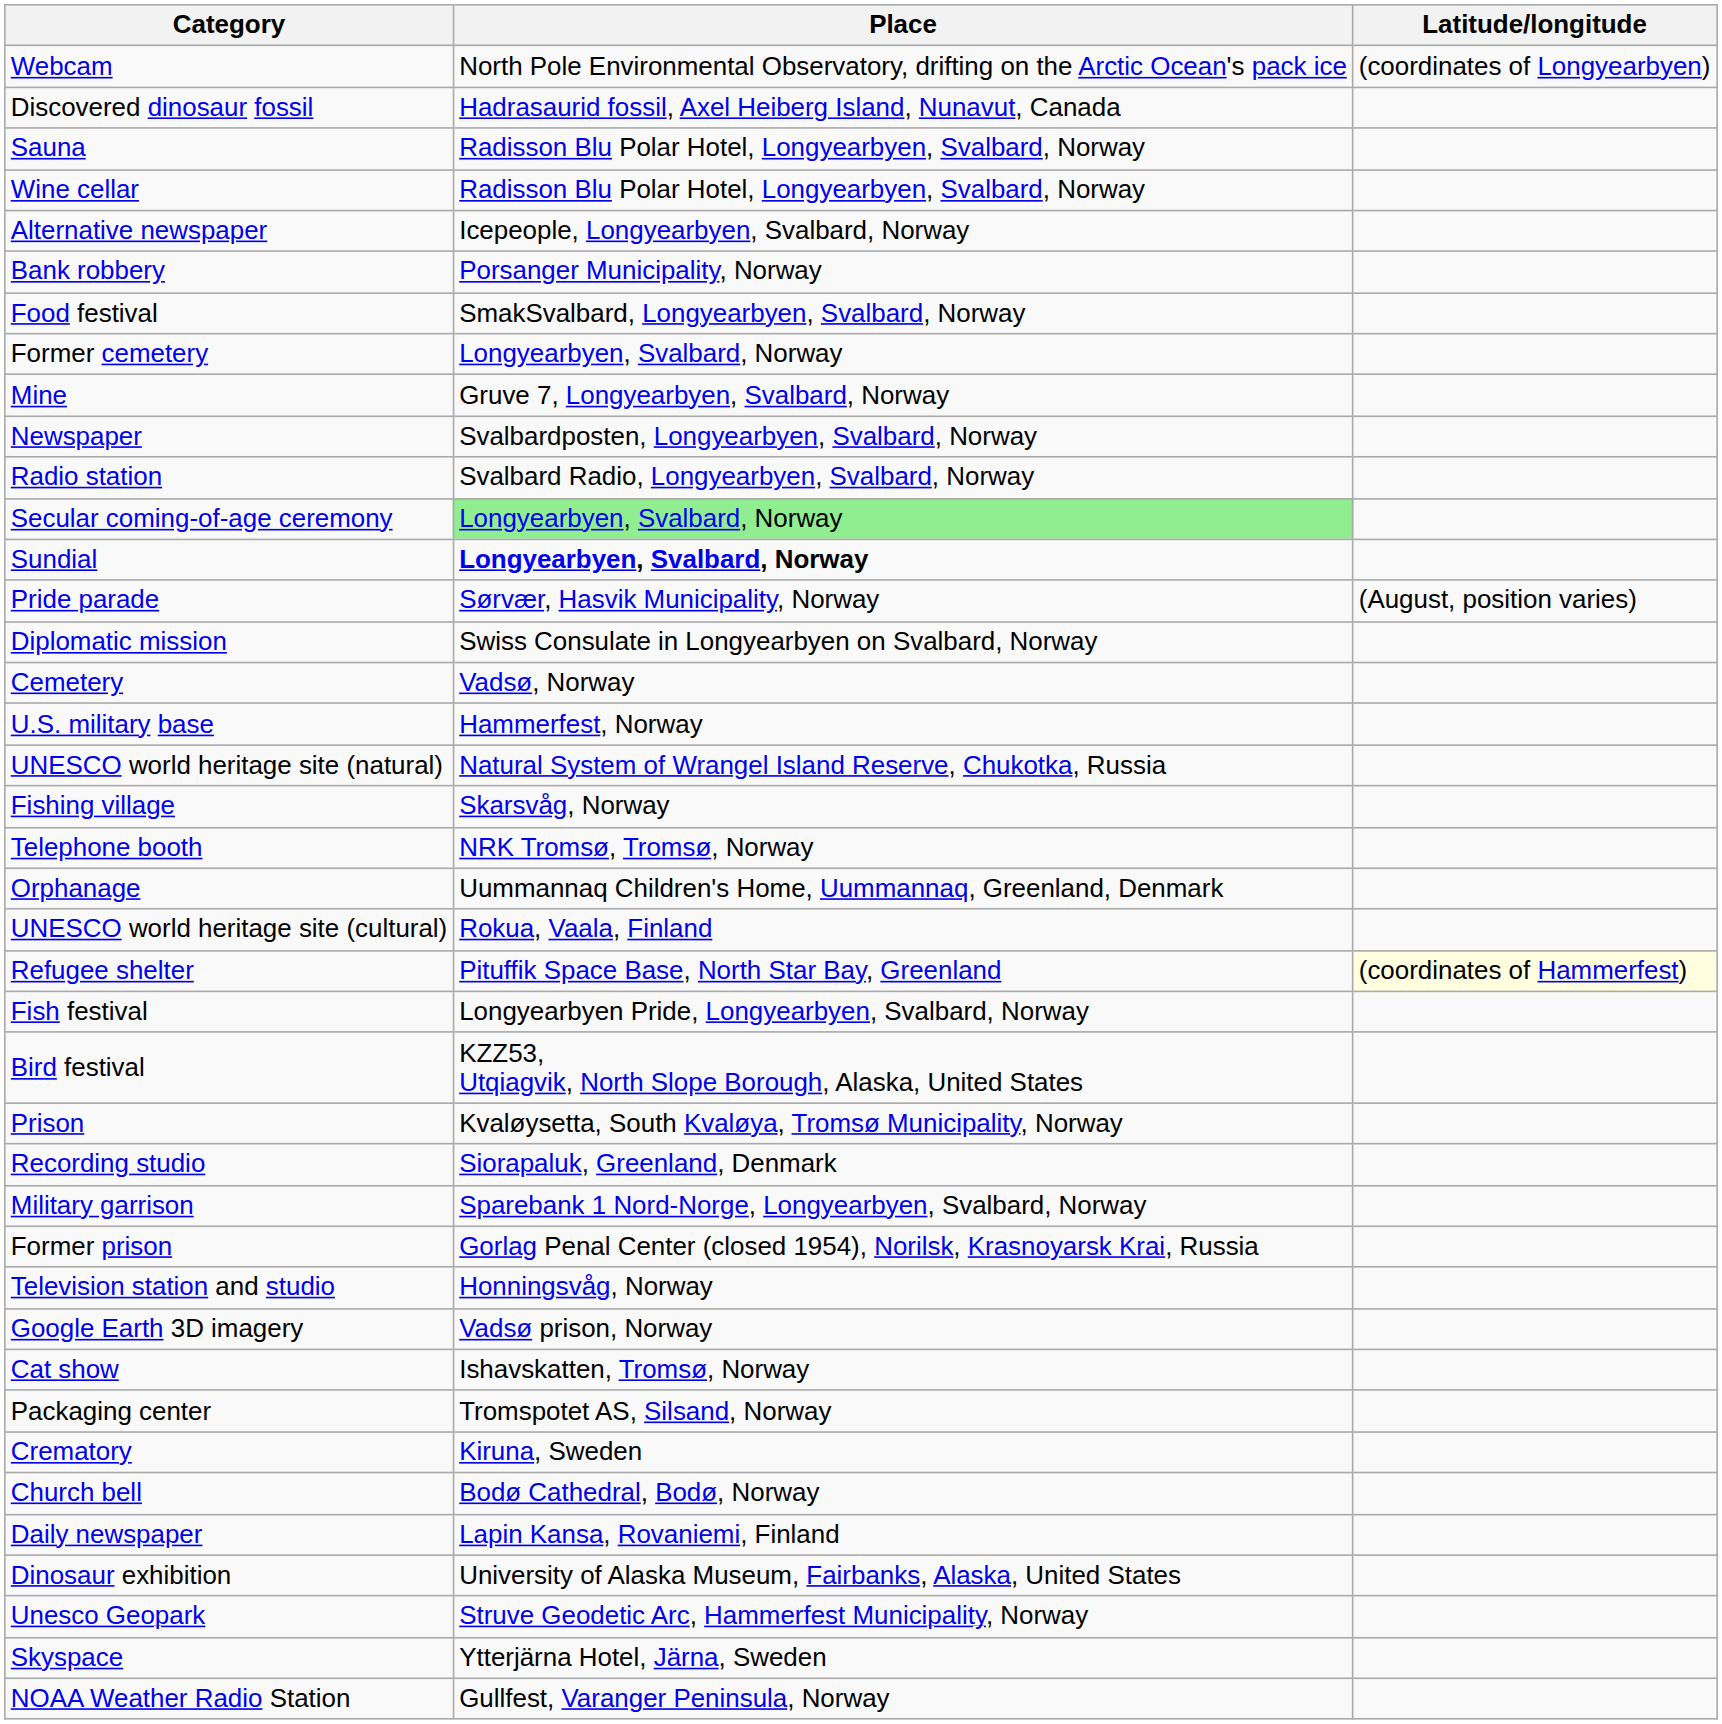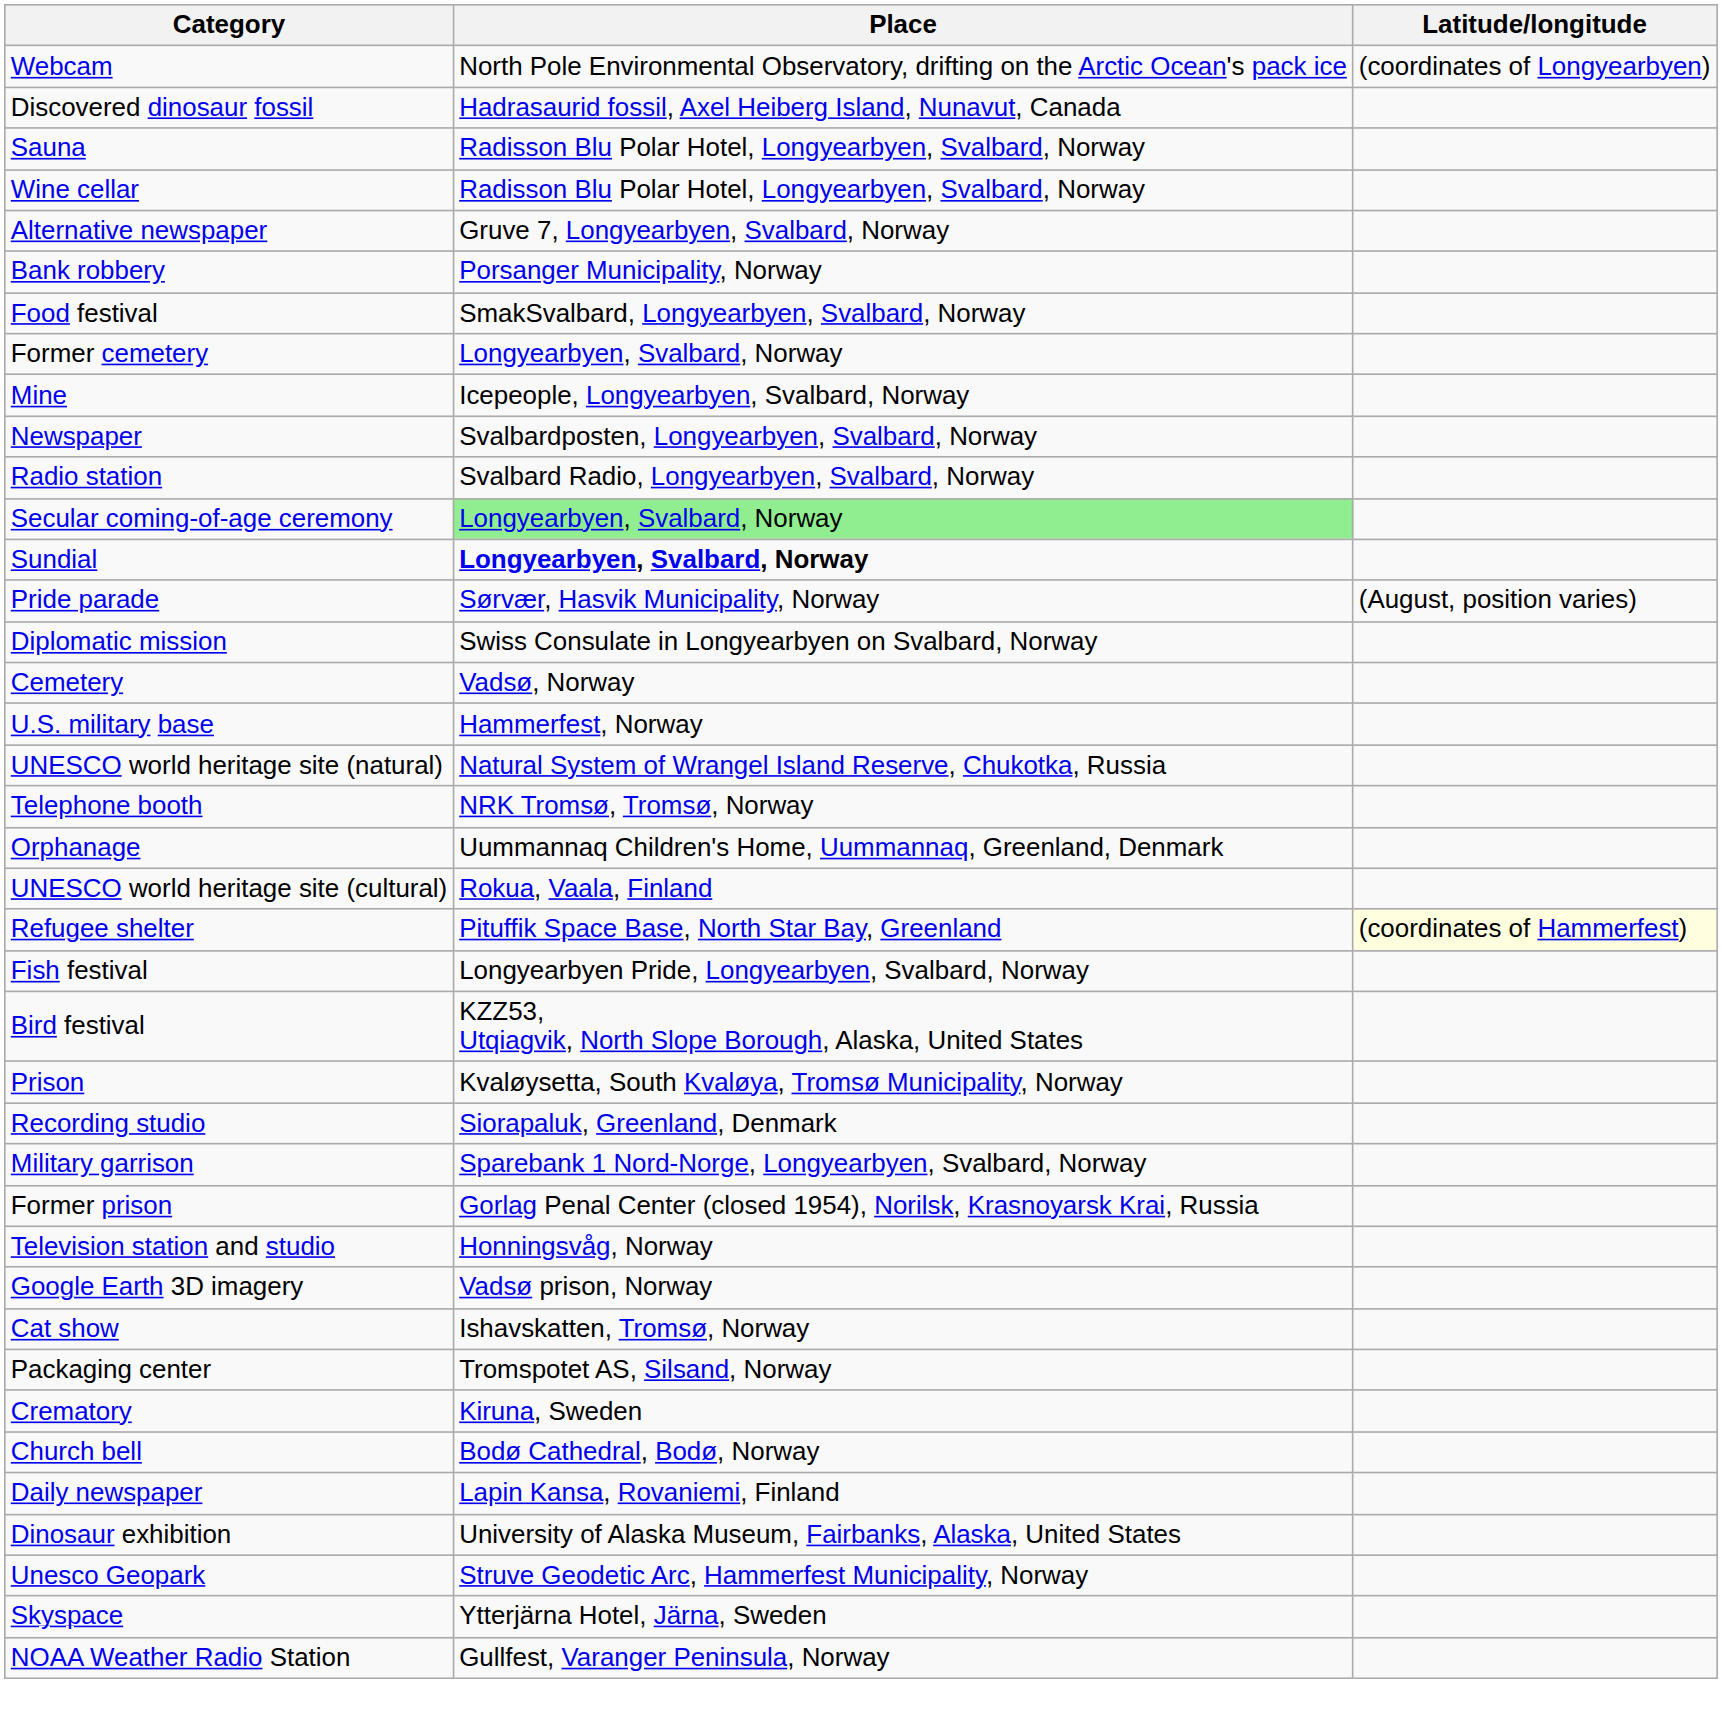(714, 230) Icepeople, Longyearbyen, Svalbard, Norway -> (704, 230) Gruve 7, Longyearbyen, Svalbard, Norway
(704, 395) Gruve 7, Longyearbyen, Svalbard, Norway -> (714, 395) Icepeople, Longyearbyen, Svalbard, Norway
- row: (93, 806)
